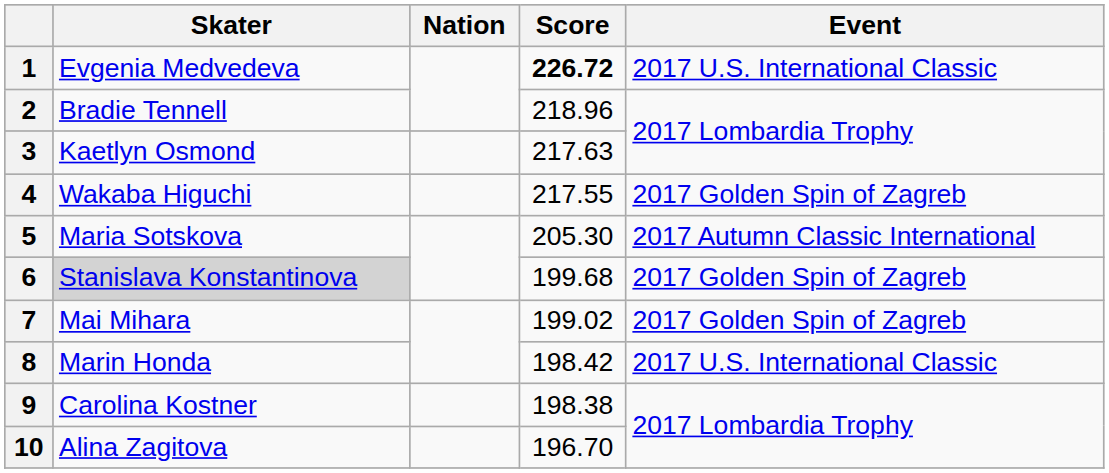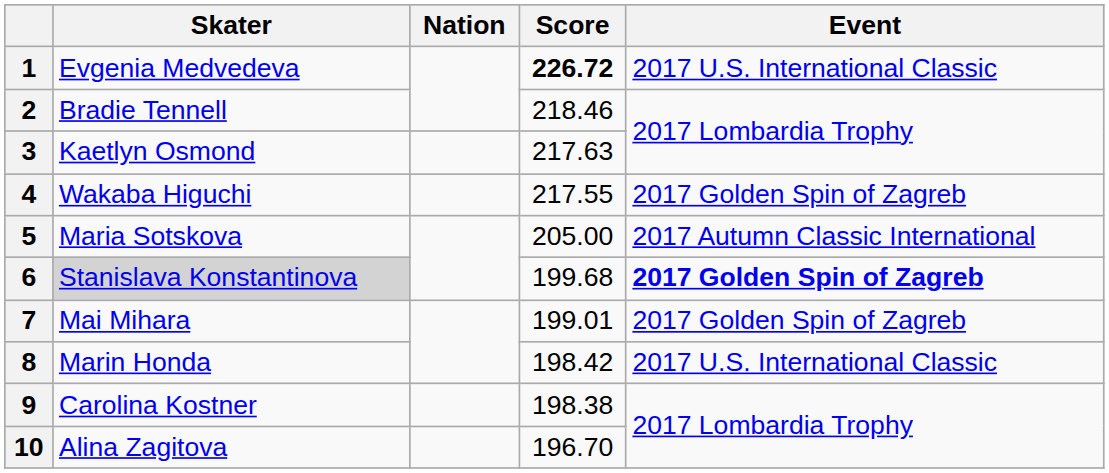(573, 109) 218.96 -> (573, 109) 218.46
(573, 236) 205.30 -> (573, 236) 205.00
(799, 278) normal -> (808, 278) bold
(573, 320) 199.02 -> (573, 320) 199.01
